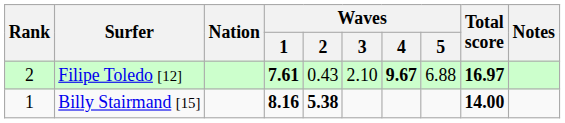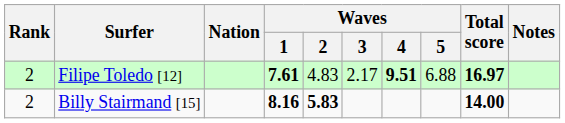(323, 74) 0.43 -> (323, 74) 4.83
(362, 74) 2.10 -> (362, 74) 2.17
(401, 74) 9.67 -> (401, 74) 9.51
(29, 103) 1 -> (29, 103) 2
(323, 103) 5.38 -> (323, 103) 5.83
